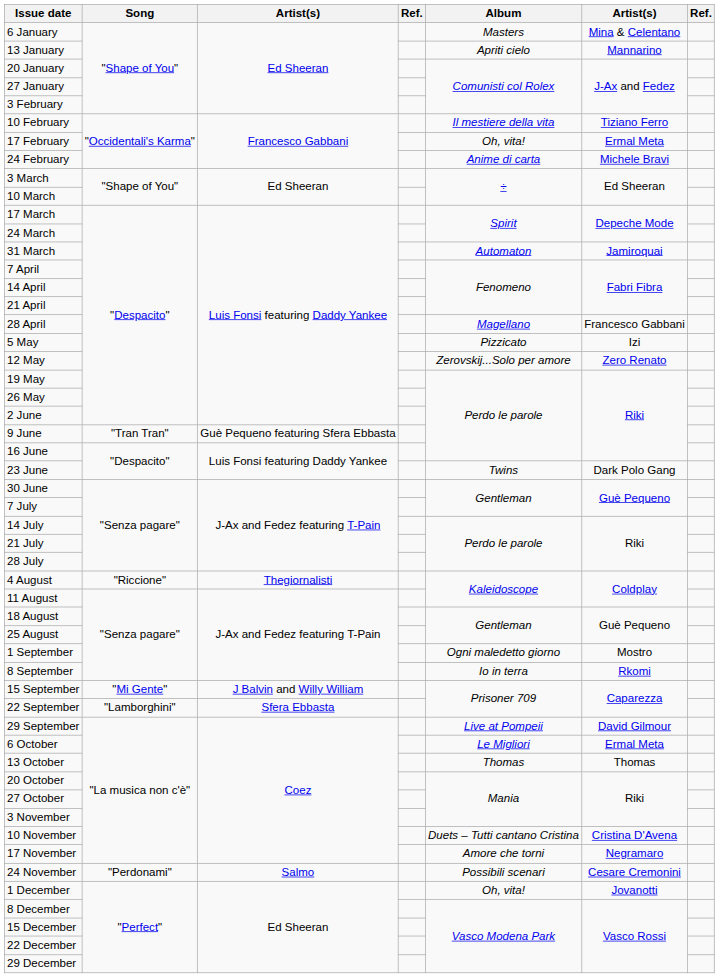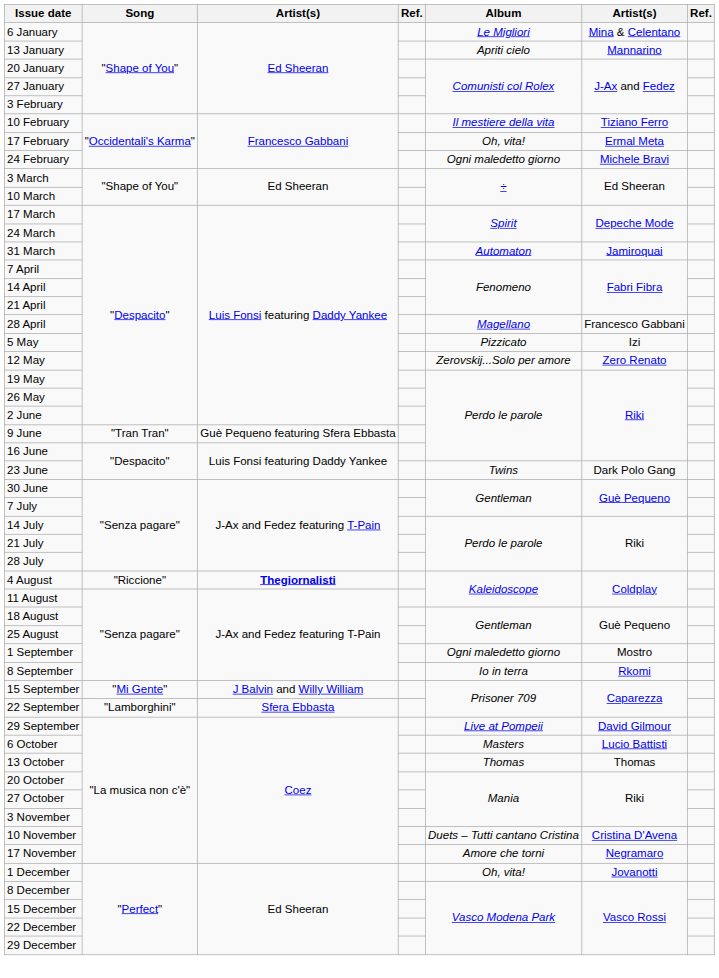(503, 31) Masters -> (503, 31) Le Migliori
(503, 159) Anime di carta -> (503, 159) Ogni maledetto giorno
(298, 580) normal -> (298, 580) bold
(503, 744) Le Migliori -> (503, 744) Masters
(634, 744) Ermal Meta -> (634, 744) Lucio Battisti
- row: (42, 872)
